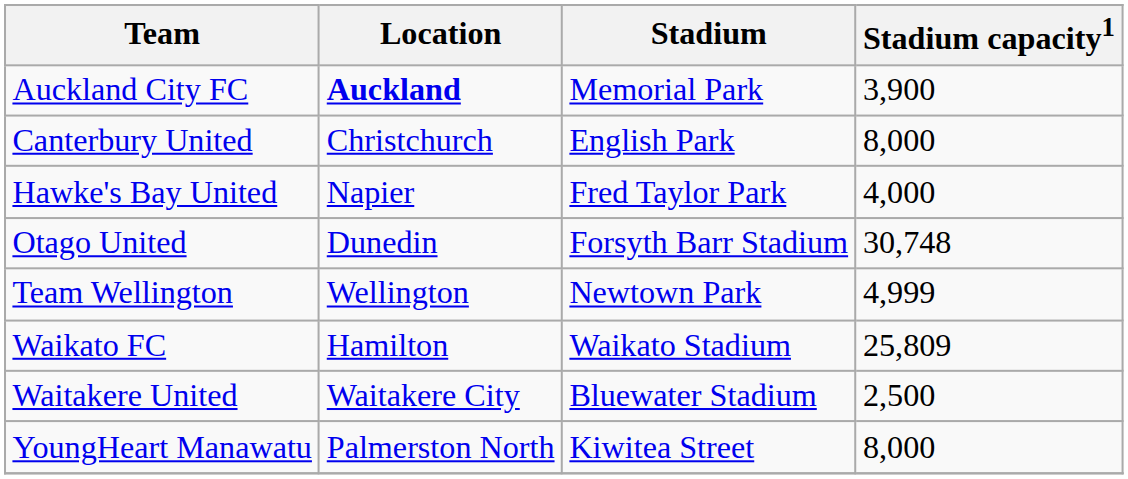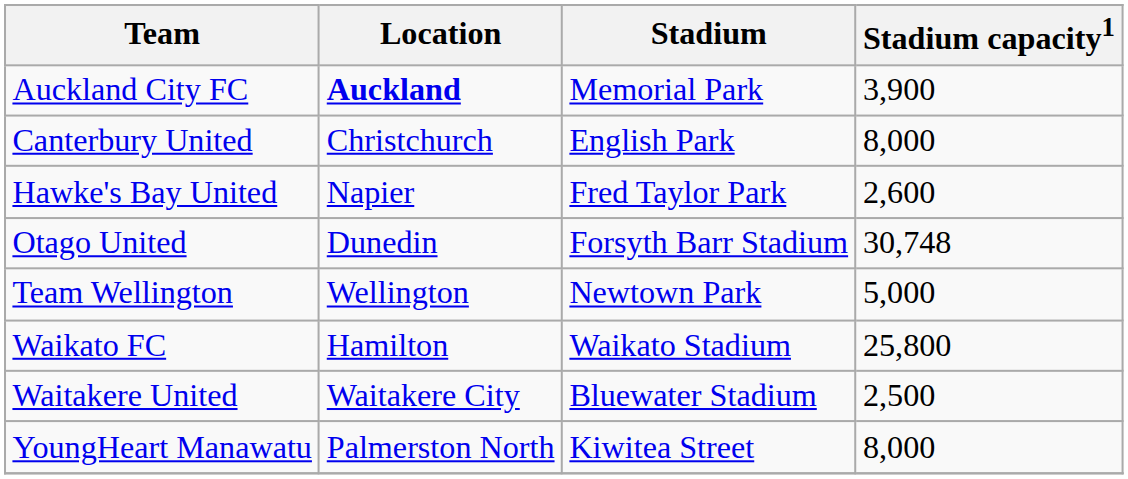(899, 191) 4,000 -> (899, 191) 2,600
(899, 293) 4,999 -> (899, 293) 5,000
(907, 344) 25,809 -> (907, 344) 25,800
